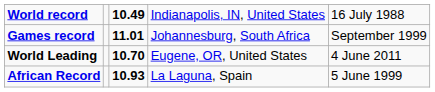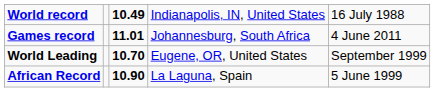(379, 35) September 1999 -> (366, 35) 4 June 2011
(366, 55) 4 June 2011 -> (379, 55) September 1999
(128, 76) 10.93 -> (128, 76) 10.90
